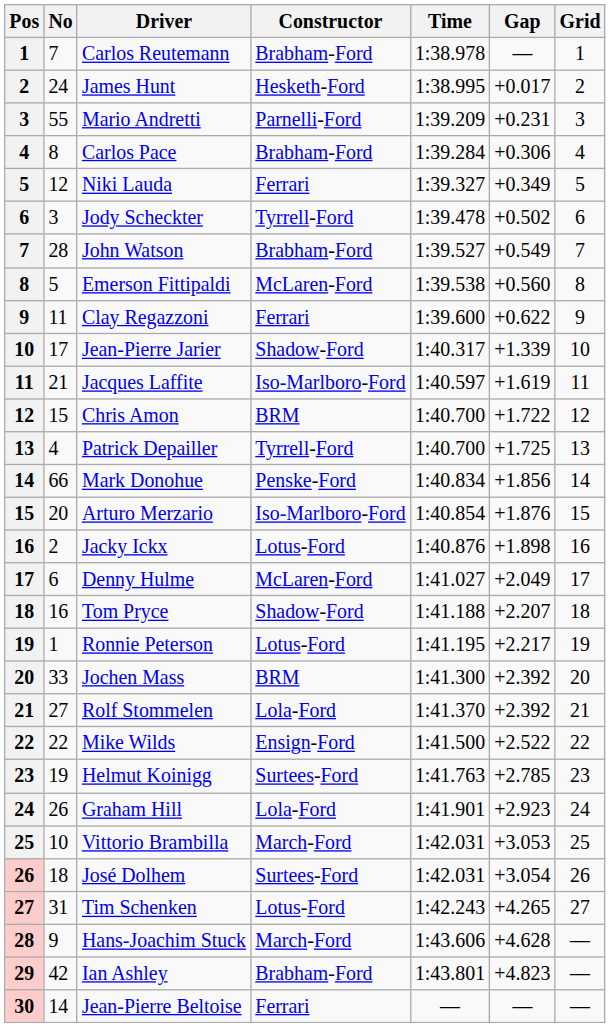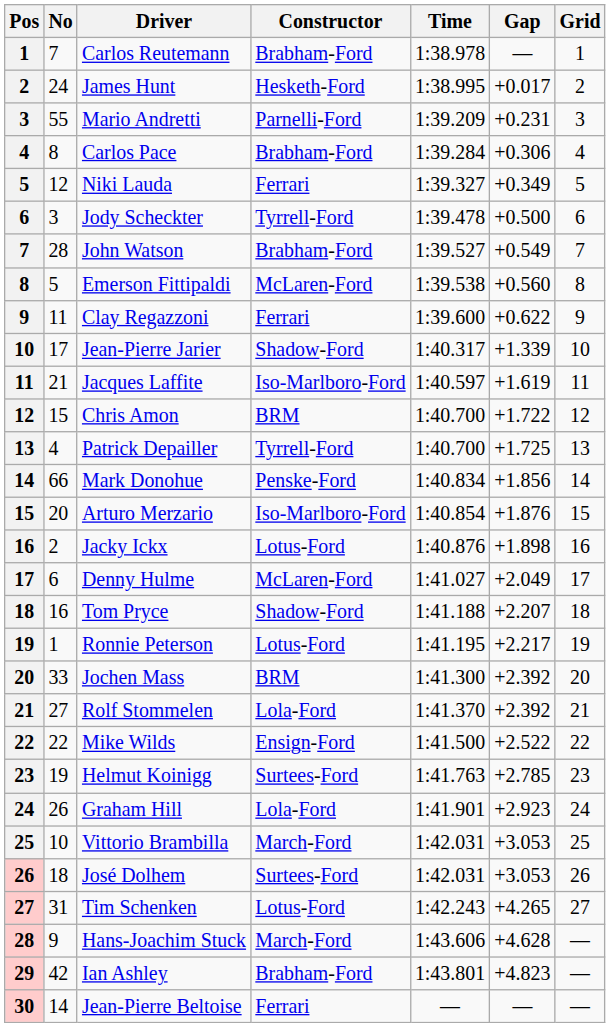(522, 218) +0.502 -> (522, 218) +0.500
(522, 874) +3.054 -> (522, 874) +3.053
